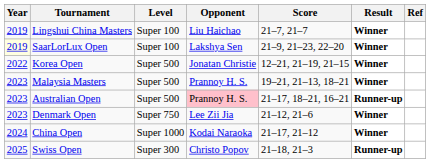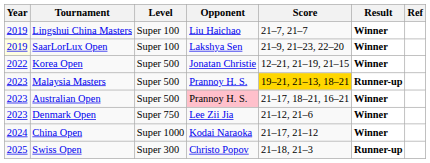(305, 81) no background -> (305, 81) gold background
(371, 81) Winner -> (378, 81) Runner-up
(378, 98) Runner-up -> (371, 98) Winner
